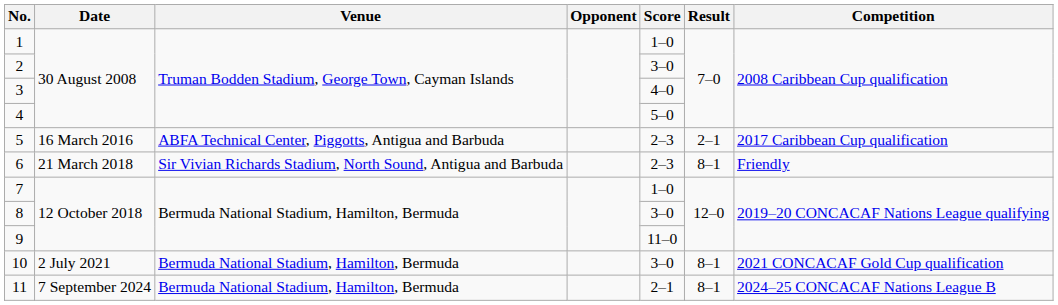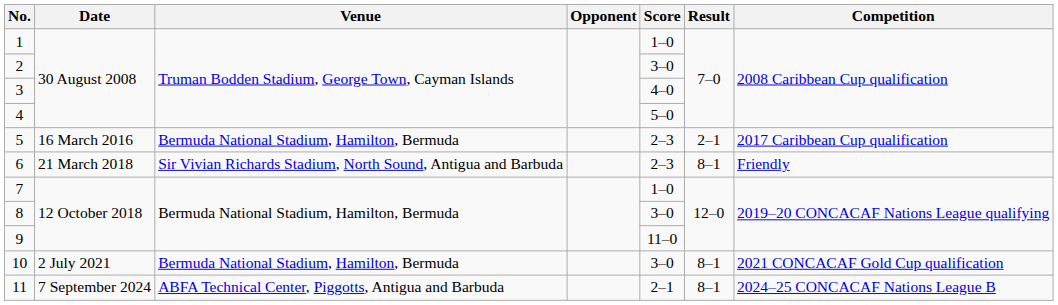(331, 139) ABFA Technical Center, Piggotts, Antigua and Barbuda -> (309, 139) Bermuda National Stadium, Hamilton, Bermuda
(309, 287) Bermuda National Stadium, Hamilton, Bermuda -> (331, 287) ABFA Technical Center, Piggotts, Antigua and Barbuda
